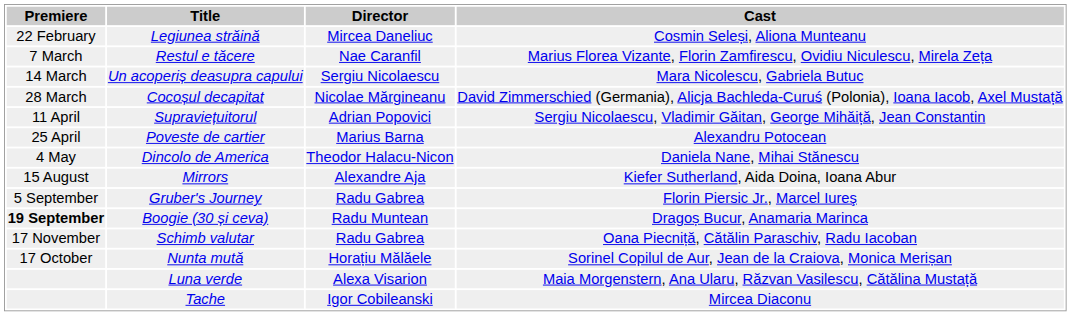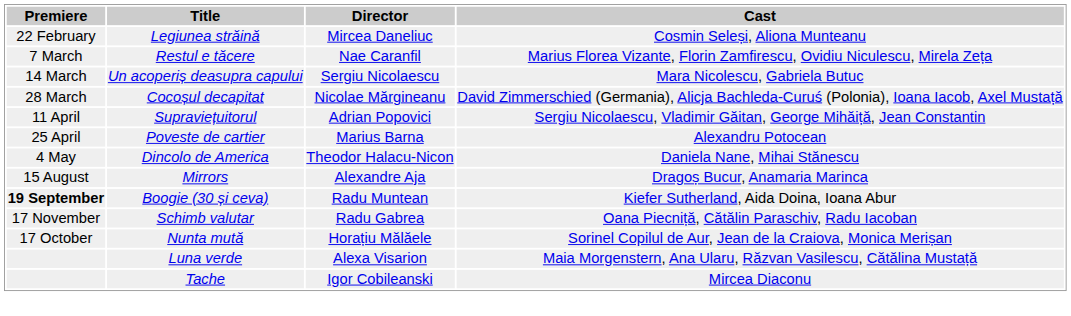(760, 177) Kiefer Sutherland, Aida Doina, Ioana Abur -> (760, 177) Dragoș Bucur, Anamaria Marinca
- row: (205, 198)
(760, 218) Dragoș Bucur, Anamaria Marinca -> (760, 198) Kiefer Sutherland, Aida Doina, Ioana Abur
